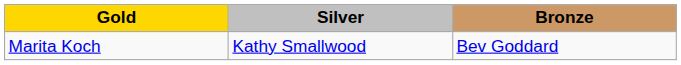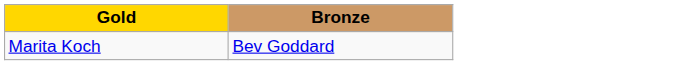- column: (340, 18)
